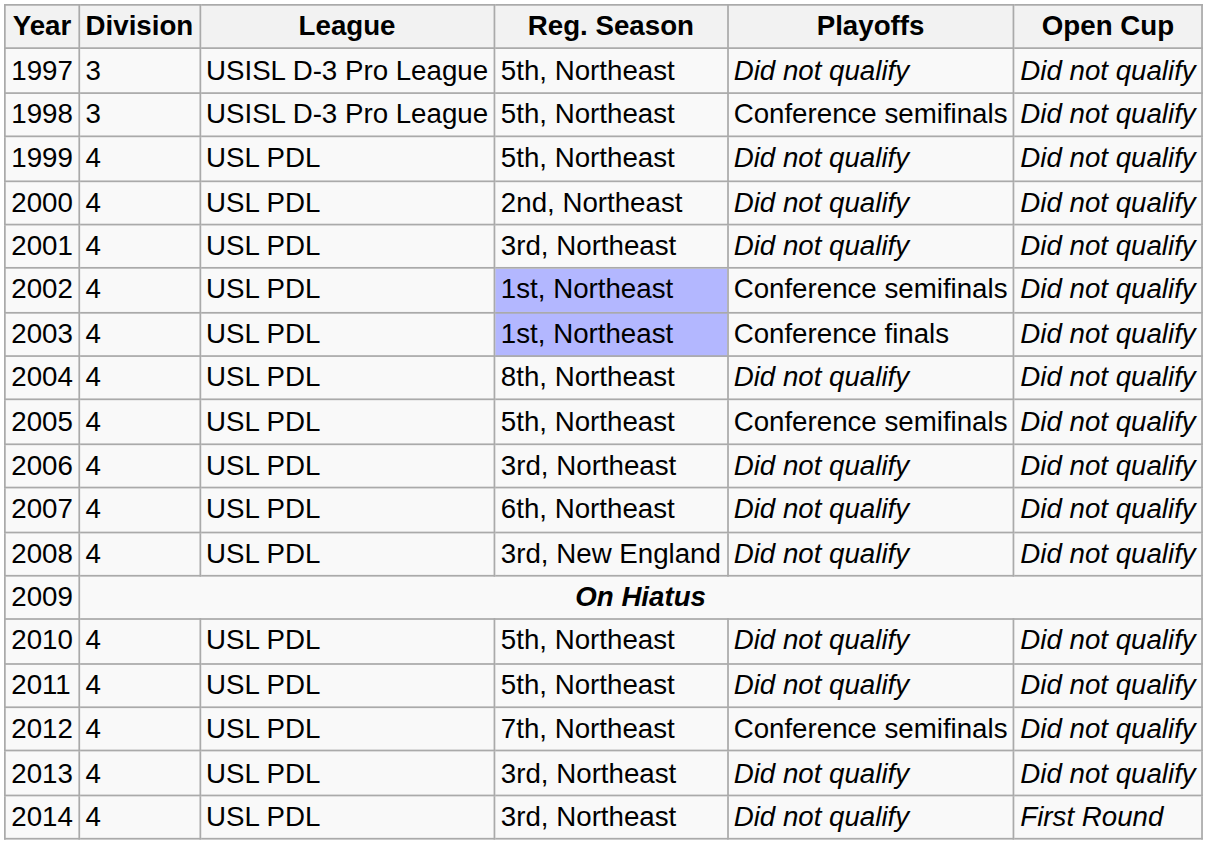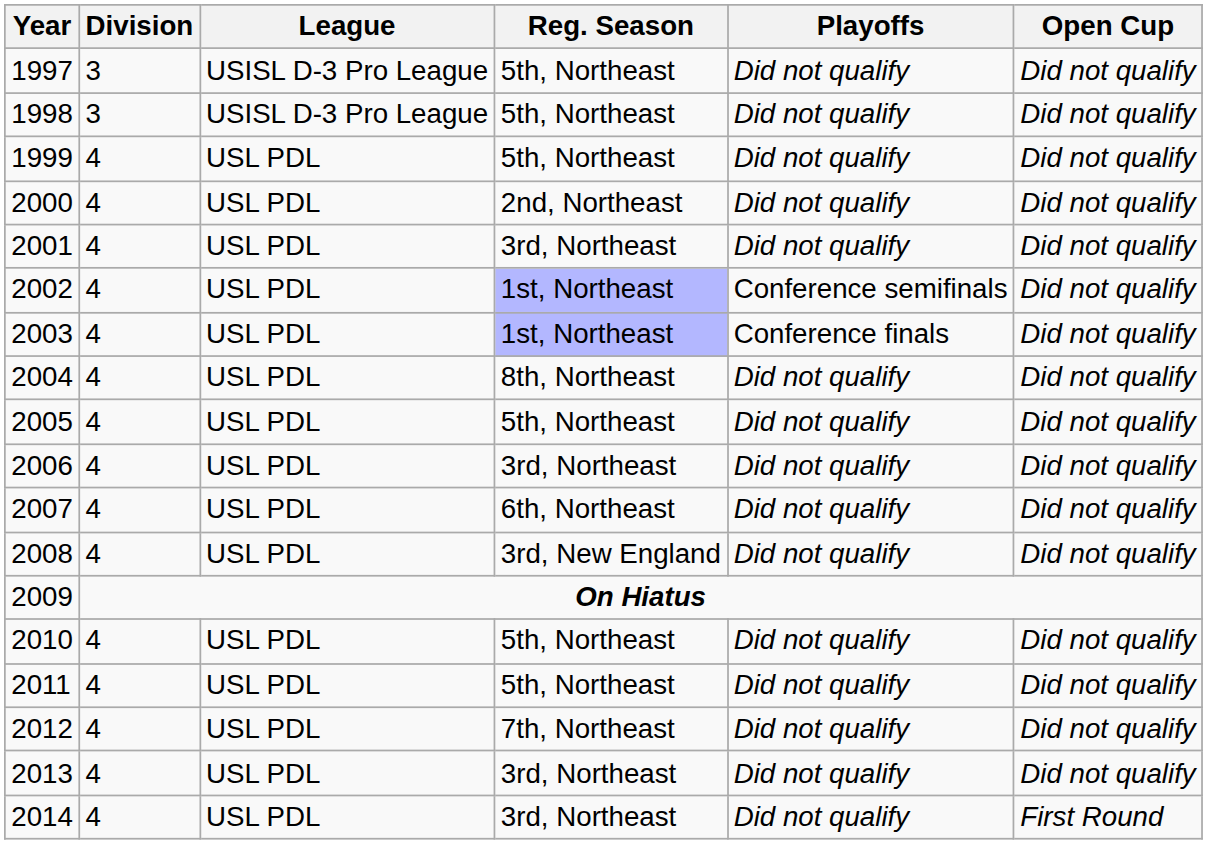(871, 114) Conference semifinals -> (821, 114) Did not qualify
(871, 421) Conference semifinals -> (821, 421) Did not qualify
(871, 728) Conference semifinals -> (821, 728) Did not qualify
